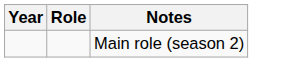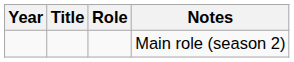+ column: (68, 17)
